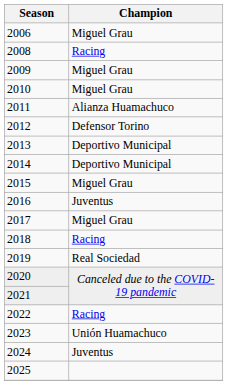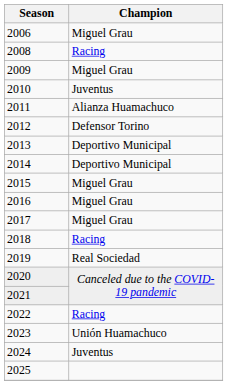(102, 88) Miguel Grau -> (92, 88) Juventus
(92, 201) Juventus -> (102, 201) Miguel Grau
